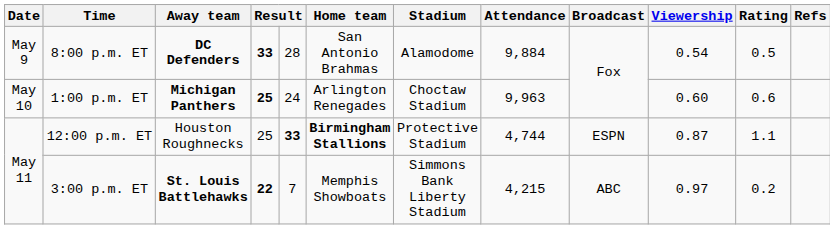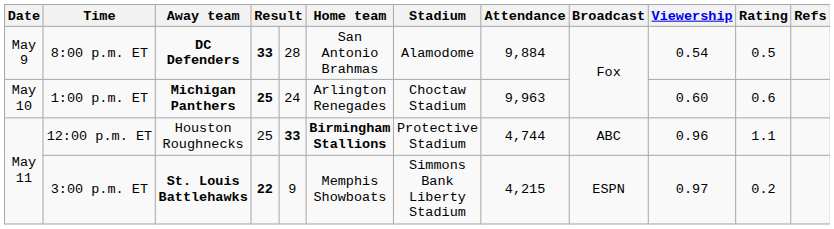(609, 136) ESPN -> (609, 136) ABC
(692, 136) 0.87 -> (692, 136) 0.96
(292, 189) 7 -> (292, 189) 9
(609, 189) ABC -> (609, 189) ESPN
